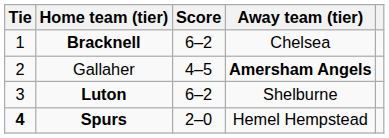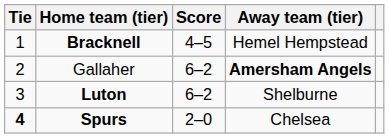(199, 43) 6–2 -> (199, 43) 4–5
(300, 43) Chelsea -> (300, 43) Hemel Hempstead
(199, 69) 4–5 -> (199, 69) 6–2
(300, 120) Hemel Hempstead -> (300, 120) Chelsea
